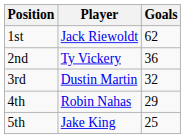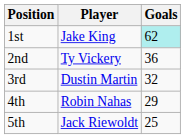(99, 36) Jack Riewoldt -> (88, 36) Jake King
(151, 36) no background -> (151, 36) paleturquoise background
(88, 123) Jake King -> (99, 123) Jack Riewoldt
